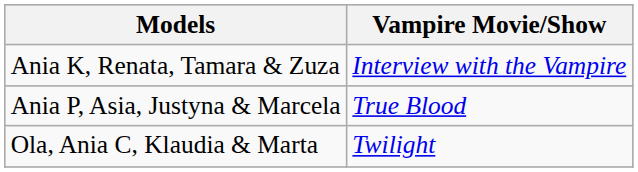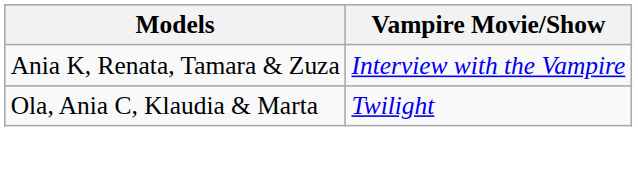- row: (176, 105)
